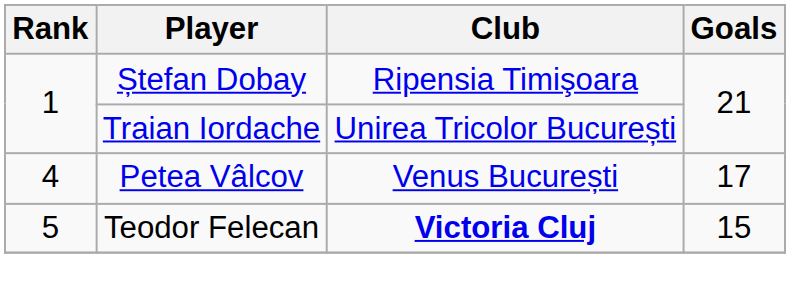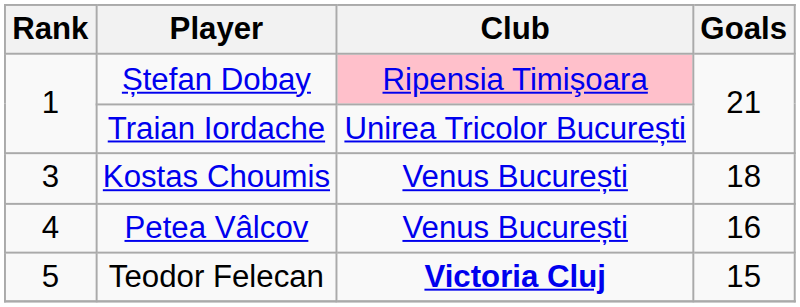(505, 78) no background -> (515, 78) pink background
+ row: (216, 177)
(734, 177) 17 -> (744, 227) 16
